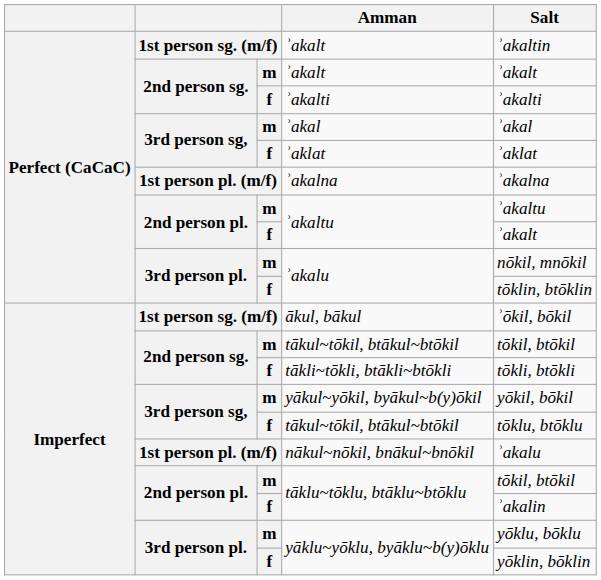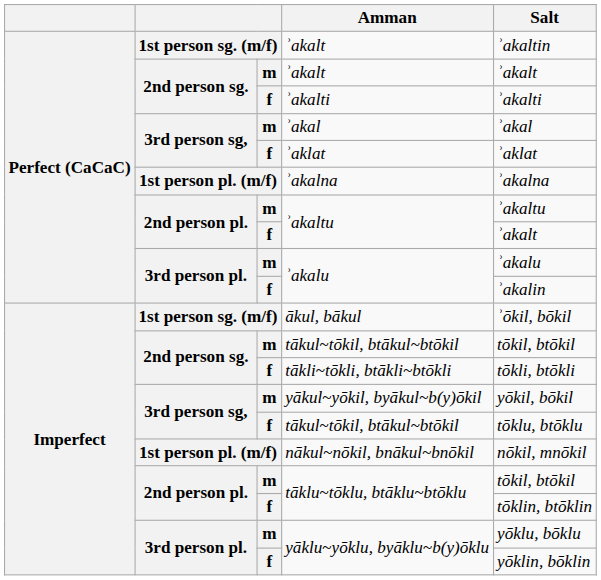(542, 262) nōkil, mnōkil -> (519, 262) ʾakalu
(545, 289) tōklin, btōklin -> (521, 289) ʾakalin
(519, 452) ʾakalu -> (542, 452) nōkil, mnōkil
(521, 506) ʾakalin -> (545, 506) tōklin, btōklin
